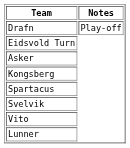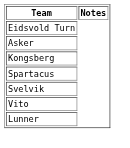- row: (21, 28)
